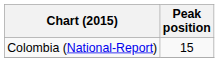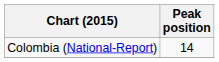(187, 47) 15 -> (187, 47) 14
